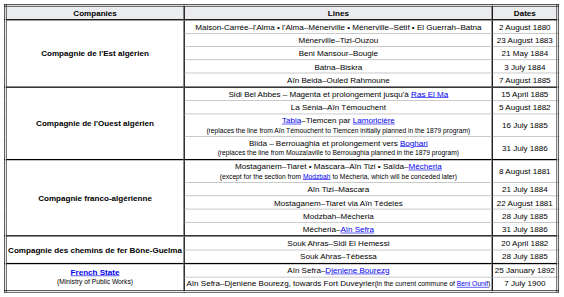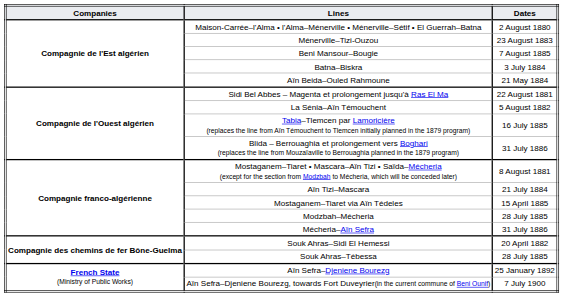(525, 53) 21 May 1884 -> (525, 53) 7 August 1885
(525, 80) 7 August 1885 -> (525, 80) 21 May 1884
(525, 94) 15 April 1885 -> (525, 94) 22 August 1881
(525, 202) 22 August 1881 -> (525, 202) 15 April 1885
